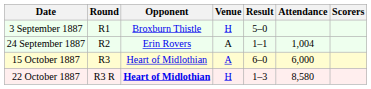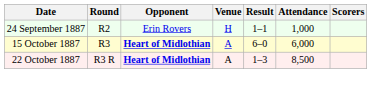- row: (46, 28)
(228, 44) A -> (228, 28) H
(303, 44) 1,004 -> (303, 28) 1,000
(167, 60) normal -> (167, 44) bold
(228, 76) H -> (228, 60) A
(303, 76) 8,580 -> (303, 60) 8,500
